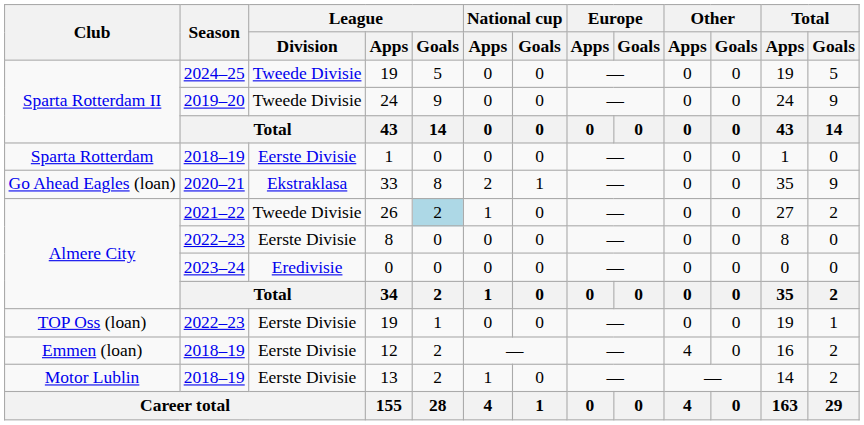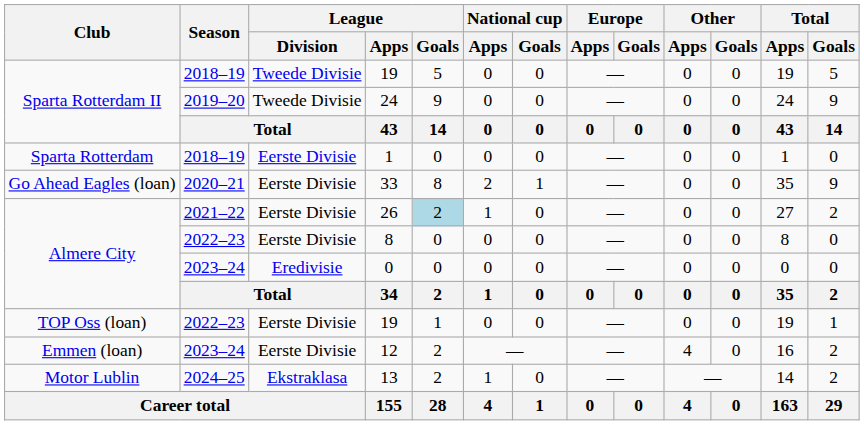(214, 73) 2024–25 -> (214, 73) 2018–19
(307, 184) Ekstraklasa -> (307, 184) Eerste Divisie
(307, 211) Tweede Divisie -> (307, 211) Eerste Divisie
(214, 350) 2018–19 -> (214, 350) 2023–24
(214, 377) 2018–19 -> (214, 377) 2024–25
(307, 377) Eerste Divisie -> (307, 377) Ekstraklasa
